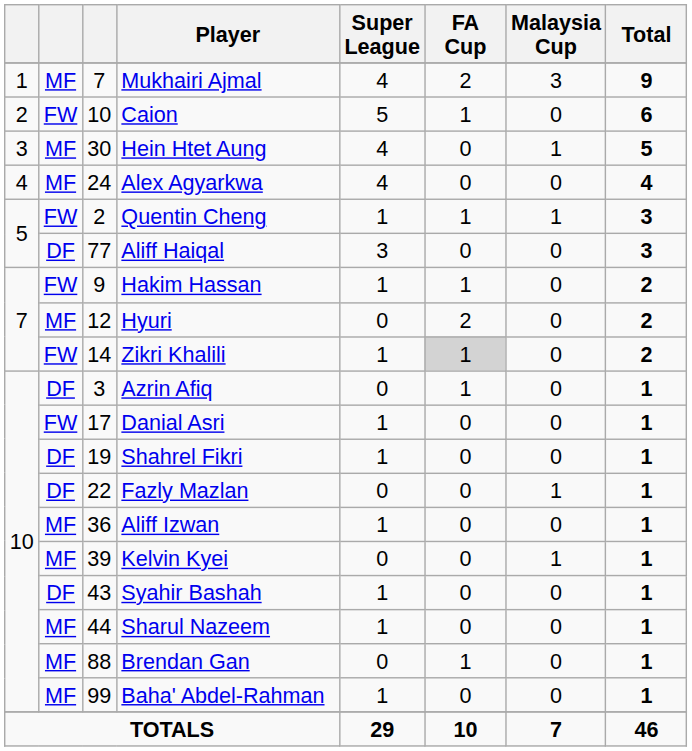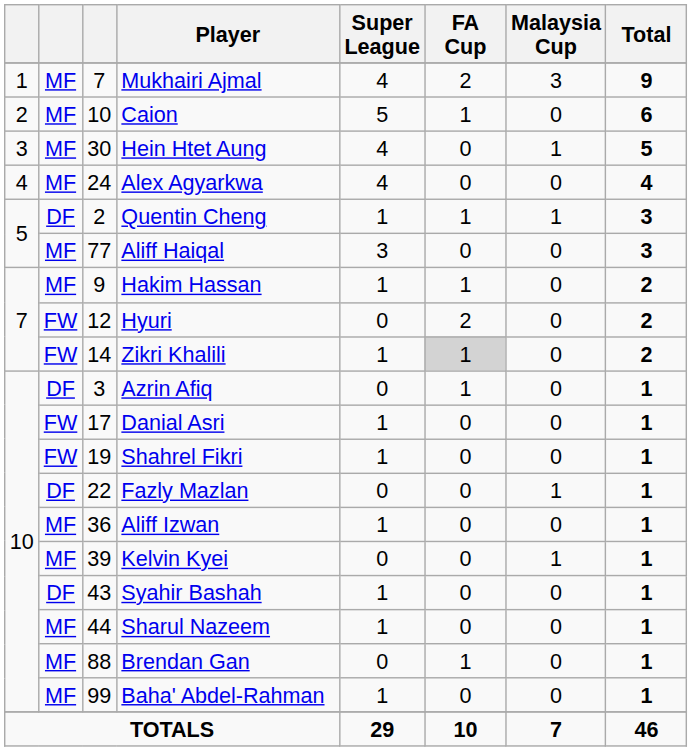(61, 114) FW -> (61, 114) MF
(61, 217) FW -> (61, 217) DF
(61, 251) DF -> (61, 251) MF
(61, 285) FW -> (61, 285) MF
(61, 319) MF -> (61, 319) FW
(61, 456) DF -> (61, 456) FW
